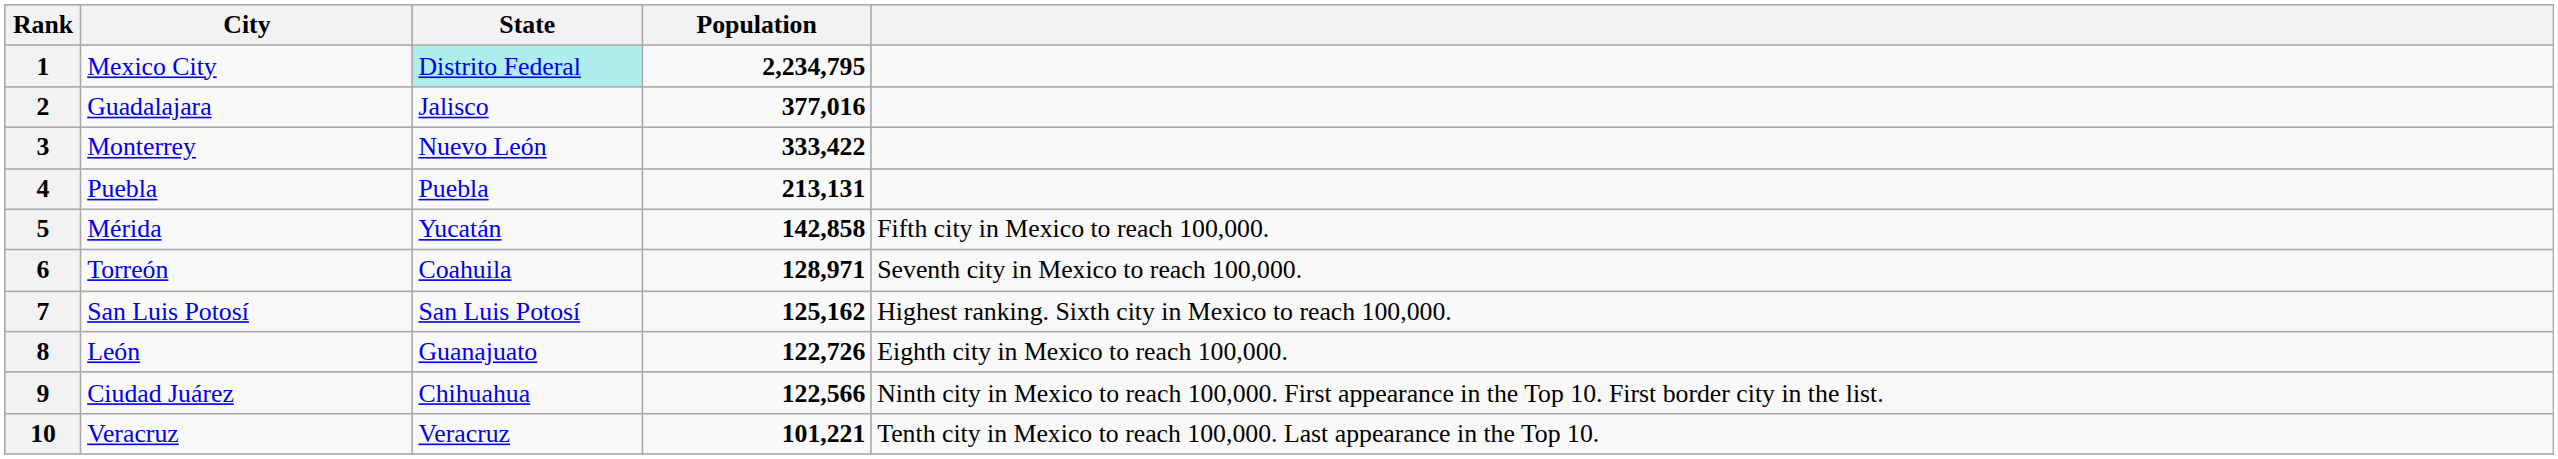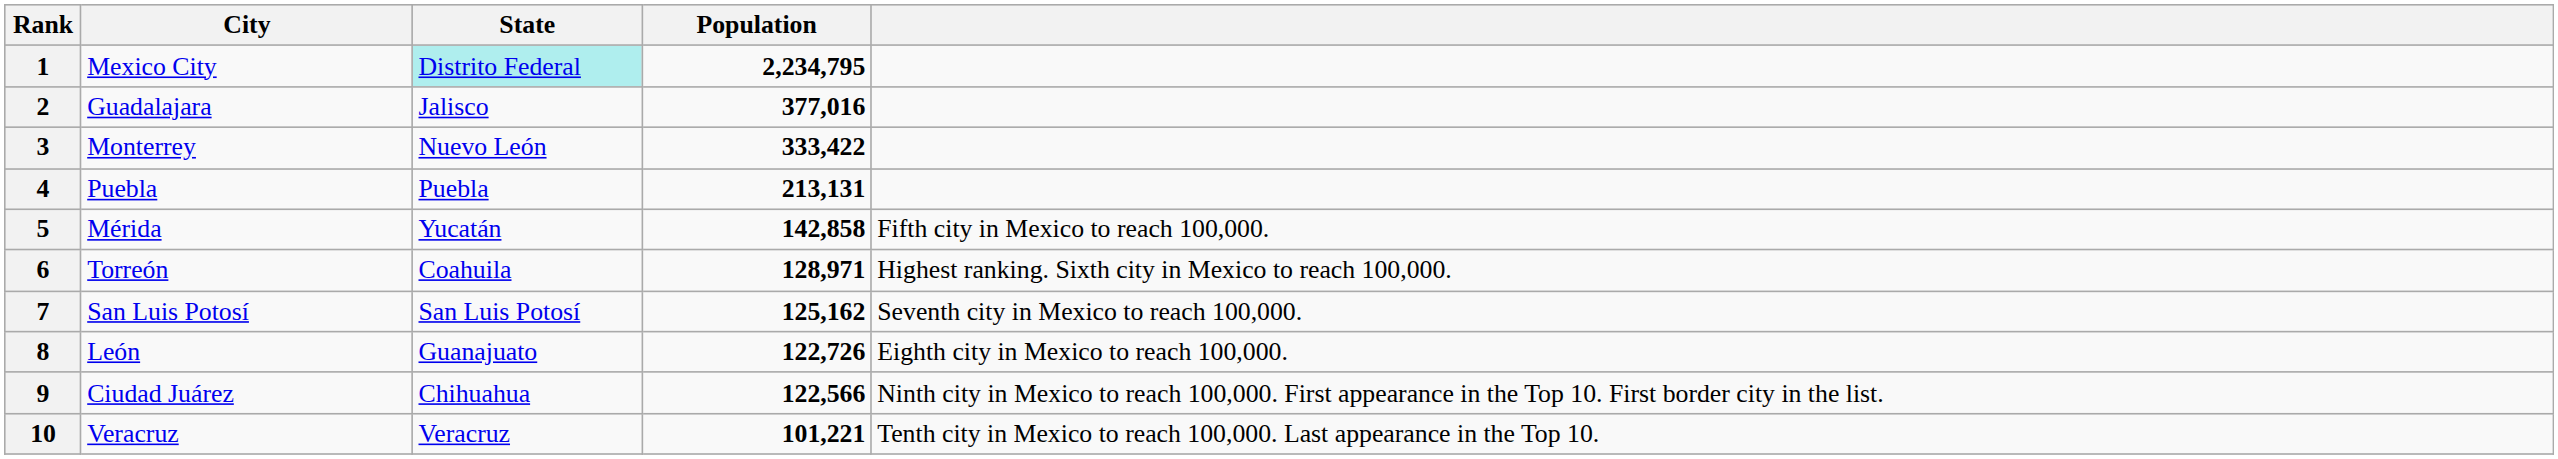(1090, 270) Seventh city in Mexico to reach 100,000. -> (1164, 270) Highest ranking. Sixth city in Mexico to reach 100,000.
(1164, 310) Highest ranking. Sixth city in Mexico to reach 100,000. -> (1090, 310) Seventh city in Mexico to reach 100,000.
